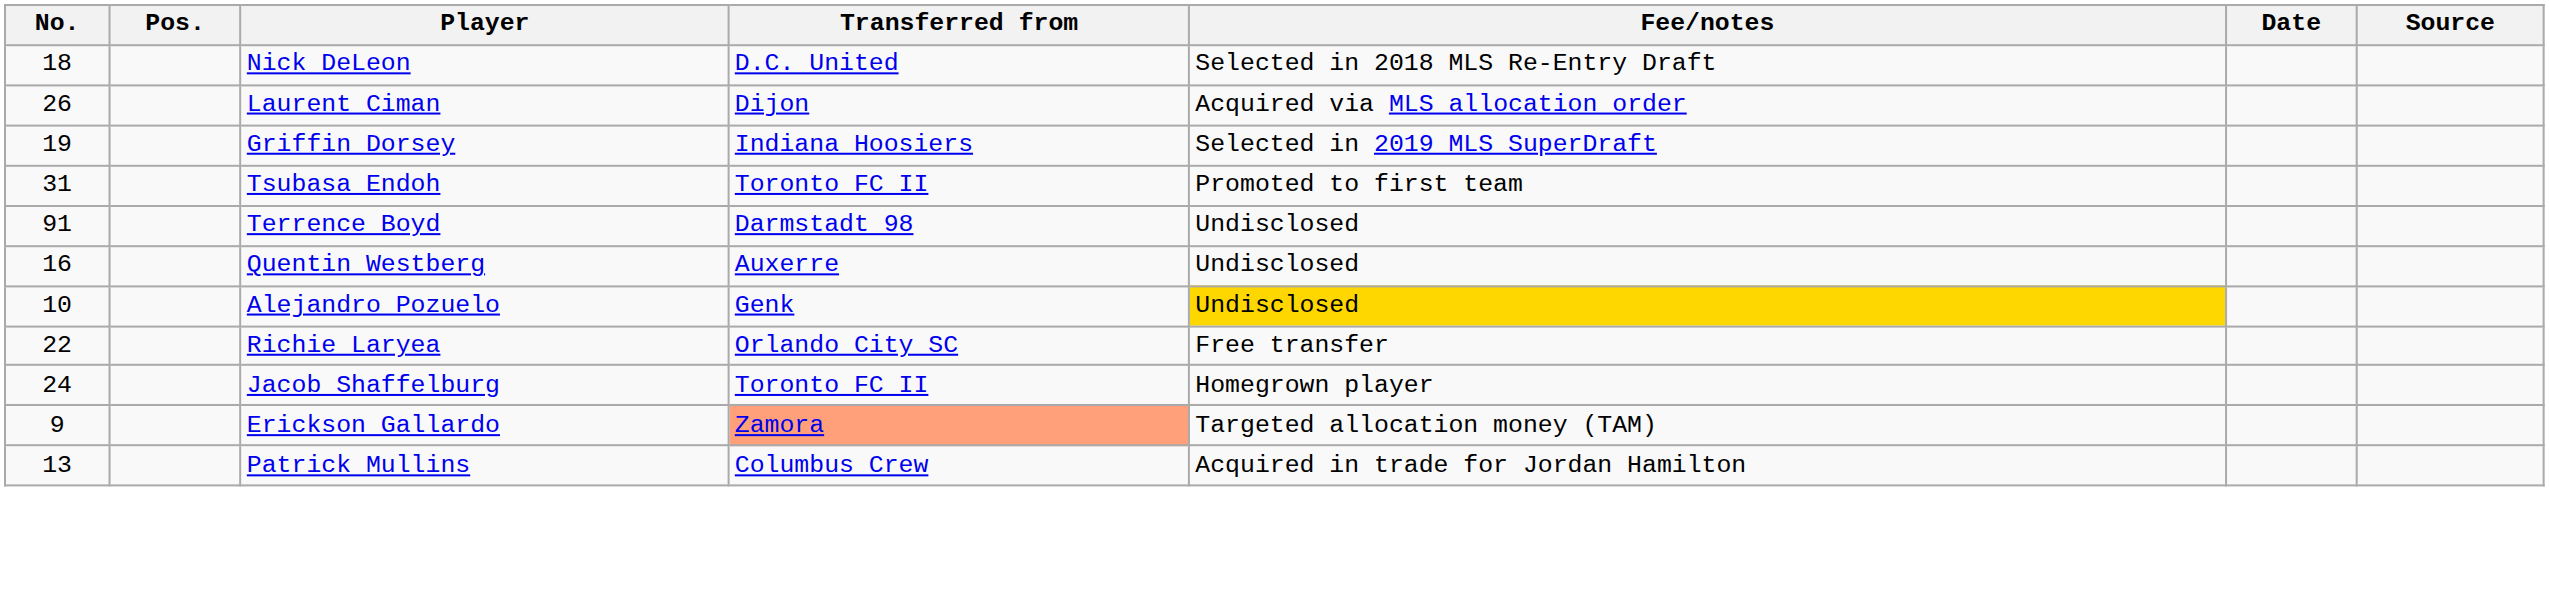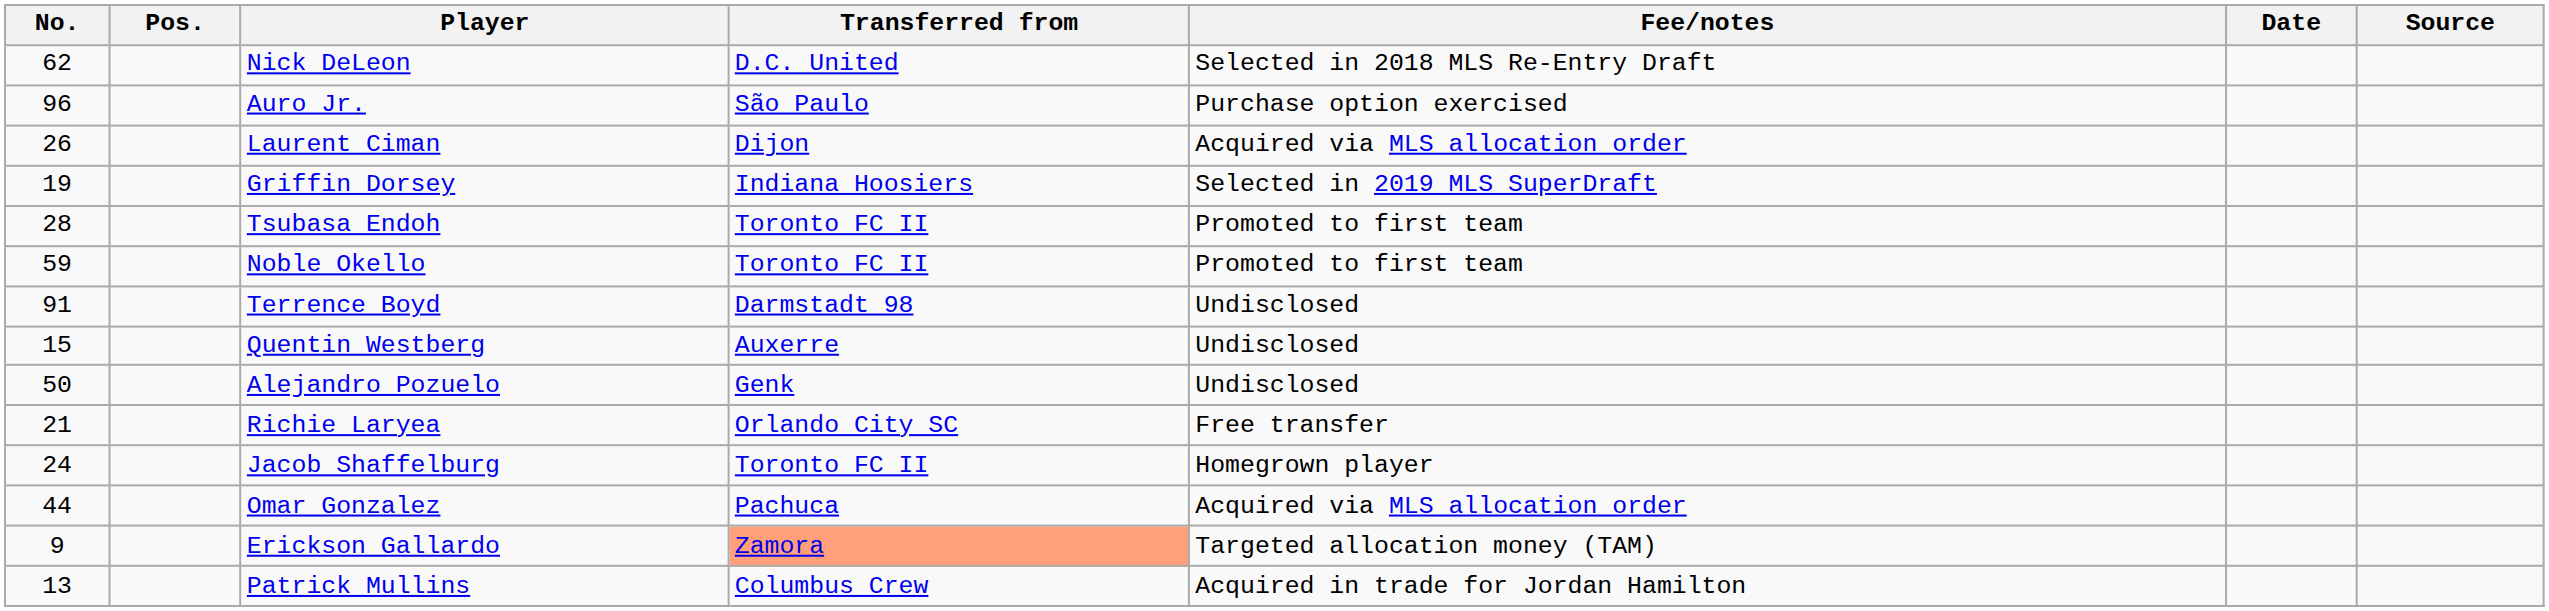(57, 65) 18 -> (57, 65) 62
+ row: (306, 106)
(57, 186) 31 -> (57, 226) 28
+ row: (336, 266)
(57, 266) 16 -> (57, 346) 15
(57, 306) 10 -> (57, 386) 50
(1277, 306) gold background -> (1277, 386) no background
(57, 346) 22 -> (57, 426) 21
+ row: (344, 506)
